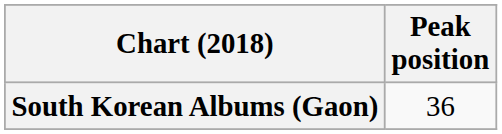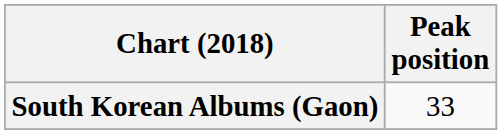(440, 105) 36 -> (440, 105) 33
